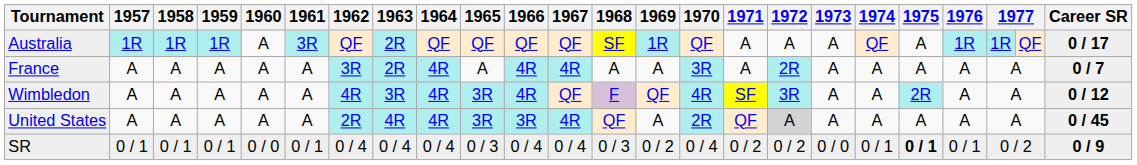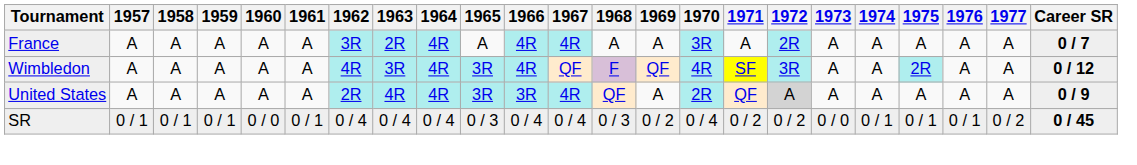- row: (40, 43)
(1088, 120) 0 / 45 -> (1074, 95) 0 / 9
(921, 146) bold -> (921, 120) normal
(1088, 146) 0 / 9 -> (1074, 120) 0 / 45
